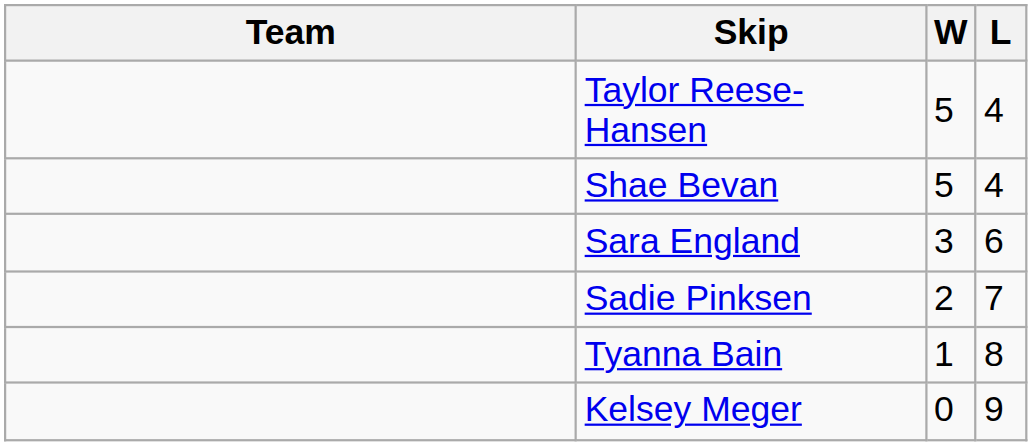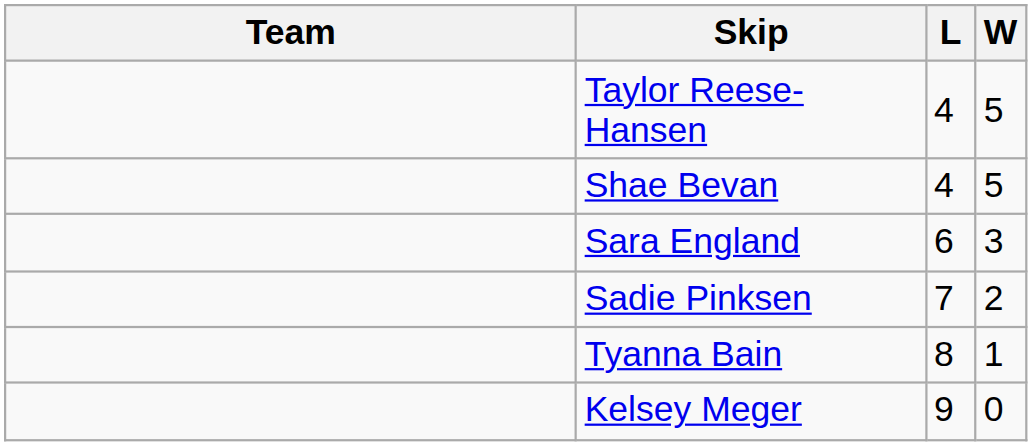columns swapped: (951, 32) <-> (1001, 32)
